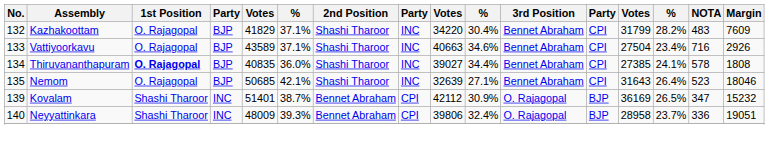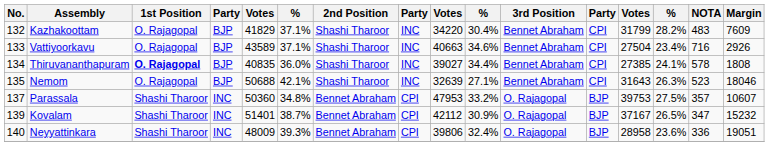(260, 81) 50685 -> (260, 81) 50688
(671, 81) 26.4% -> (671, 81) 26.3%
+ row: (54, 99)
(636, 99) 36169 -> (636, 116) 37167
(671, 116) 23.7% -> (671, 133) 23.6%
